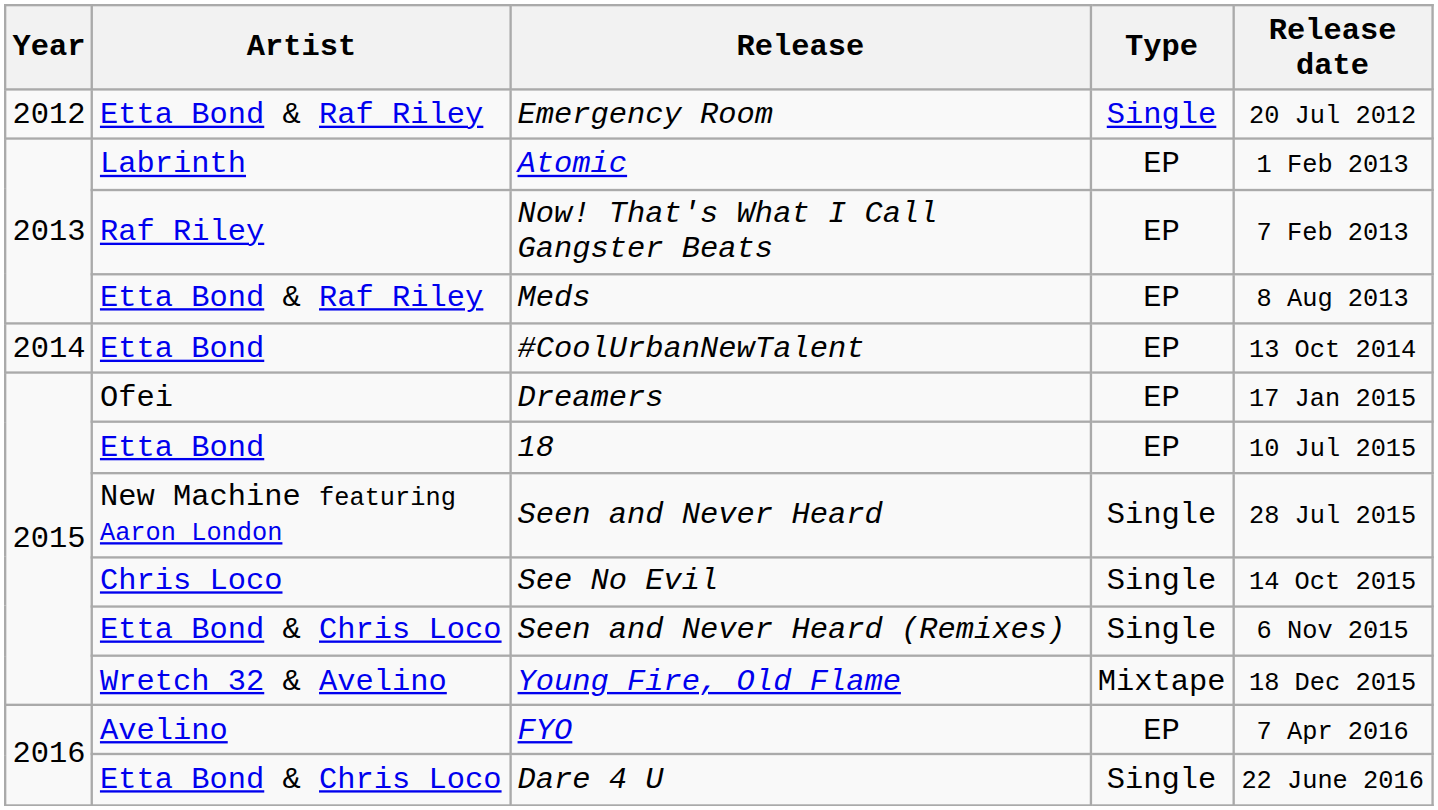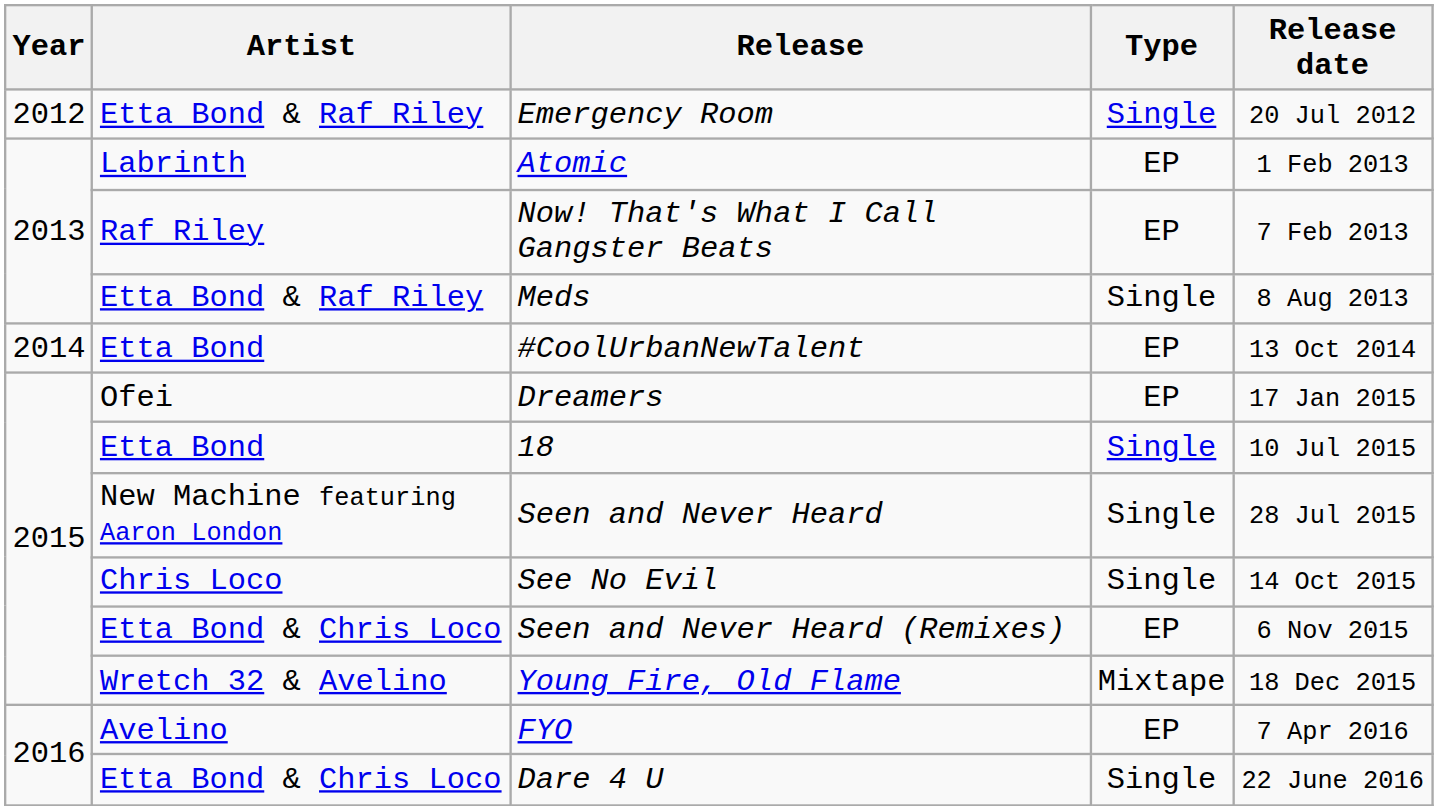(1162, 298) EP -> (1162, 298) Single
(1162, 447) EP -> (1162, 447) Single
(1162, 631) Single -> (1162, 631) EP
